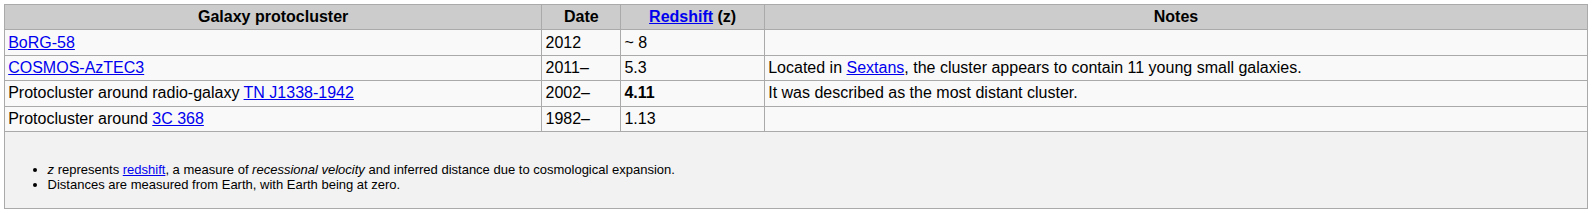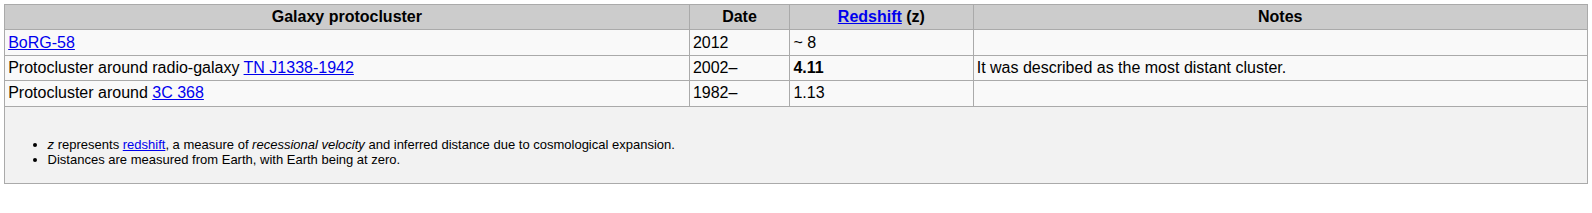- row: (76, 67)
